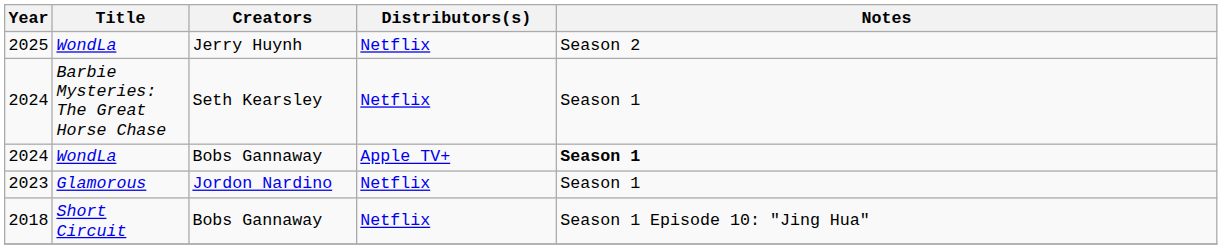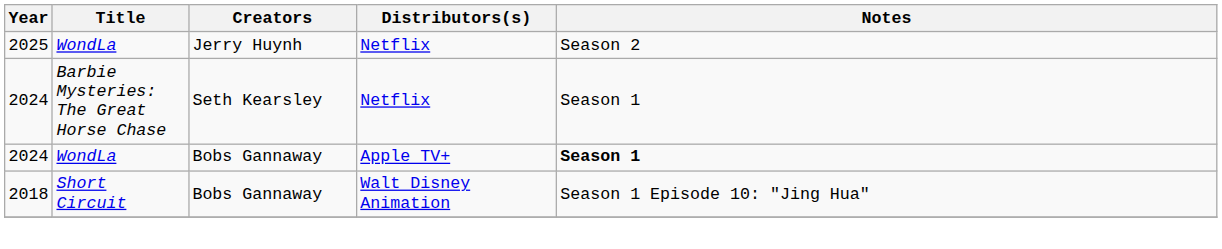- row: (29, 184)
(395, 221) Netflix -> (415, 194) Walt Disney Animation
